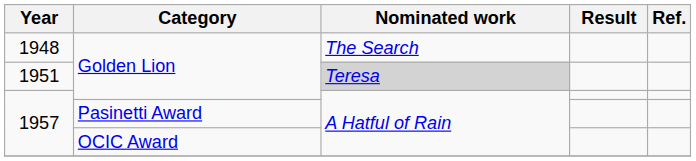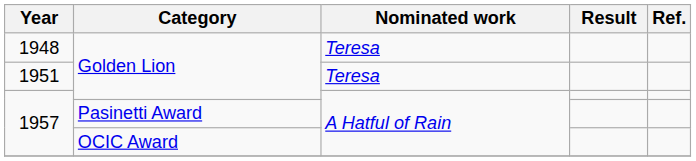(372, 47) The Search -> (353, 47) Teresa
(353, 76) lightgrey background -> (353, 76) no background
